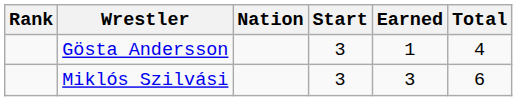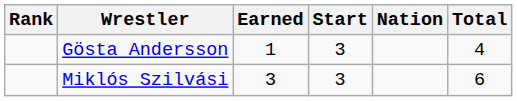columns swapped: (270, 20) <-> (410, 20)
